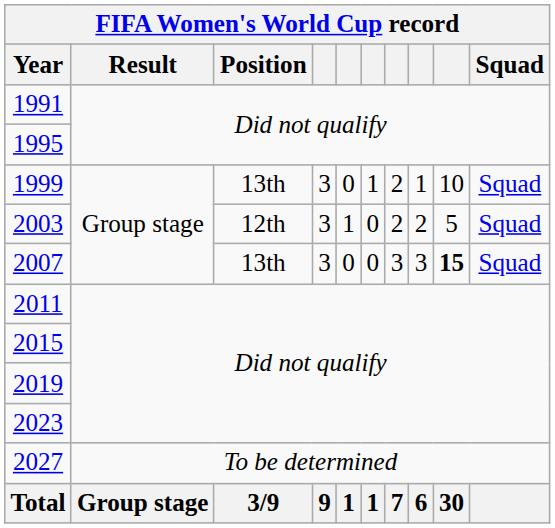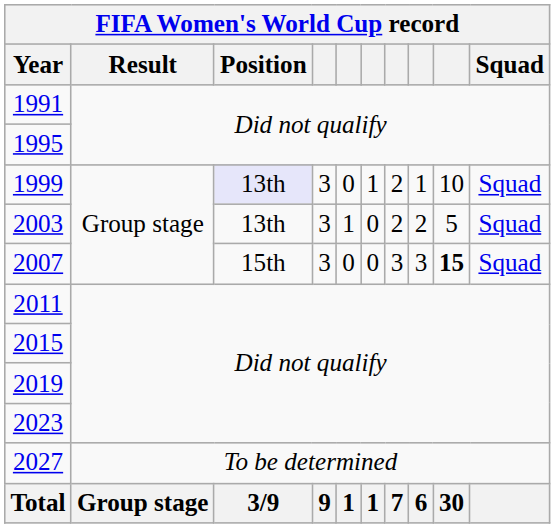(263, 183) no background -> (263, 183) lavender background
(263, 223) 12th -> (263, 223) 13th
(263, 263) 13th -> (263, 263) 15th
